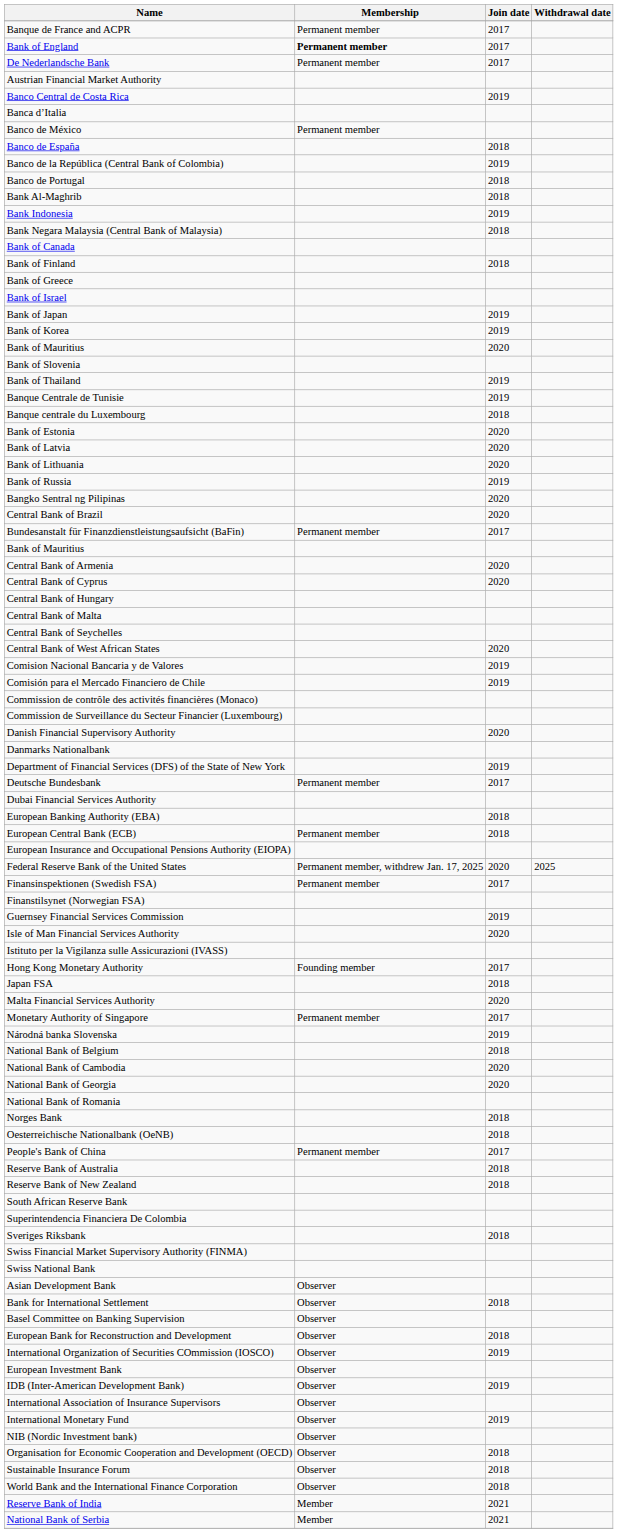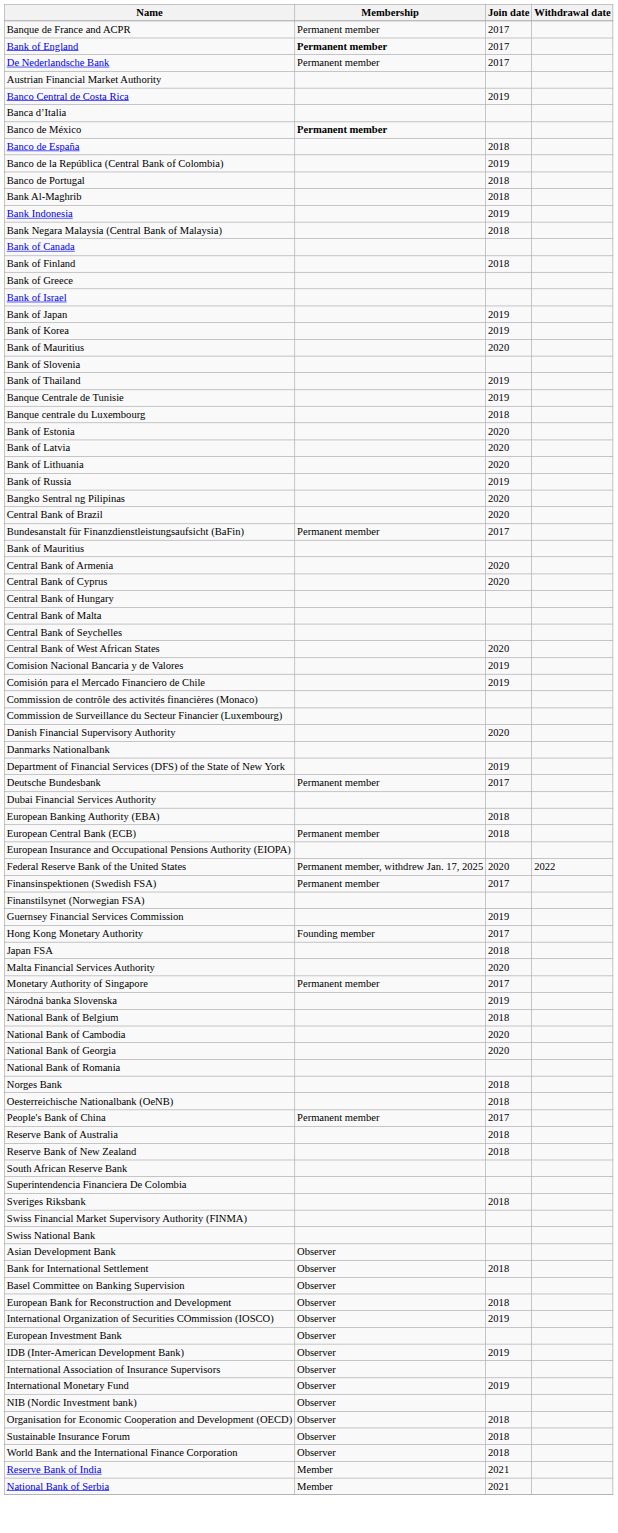(338, 130) normal -> (342, 130) bold
(545, 866) 2025 -> (545, 866) 2022
- row: (93, 933)
- row: (117, 950)
